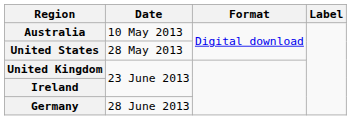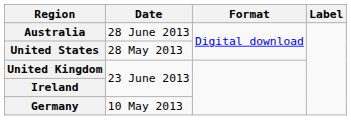(145, 32) 10 May 2013 -> (149, 32) 28 June 2013
(149, 106) 28 June 2013 -> (145, 106) 10 May 2013
